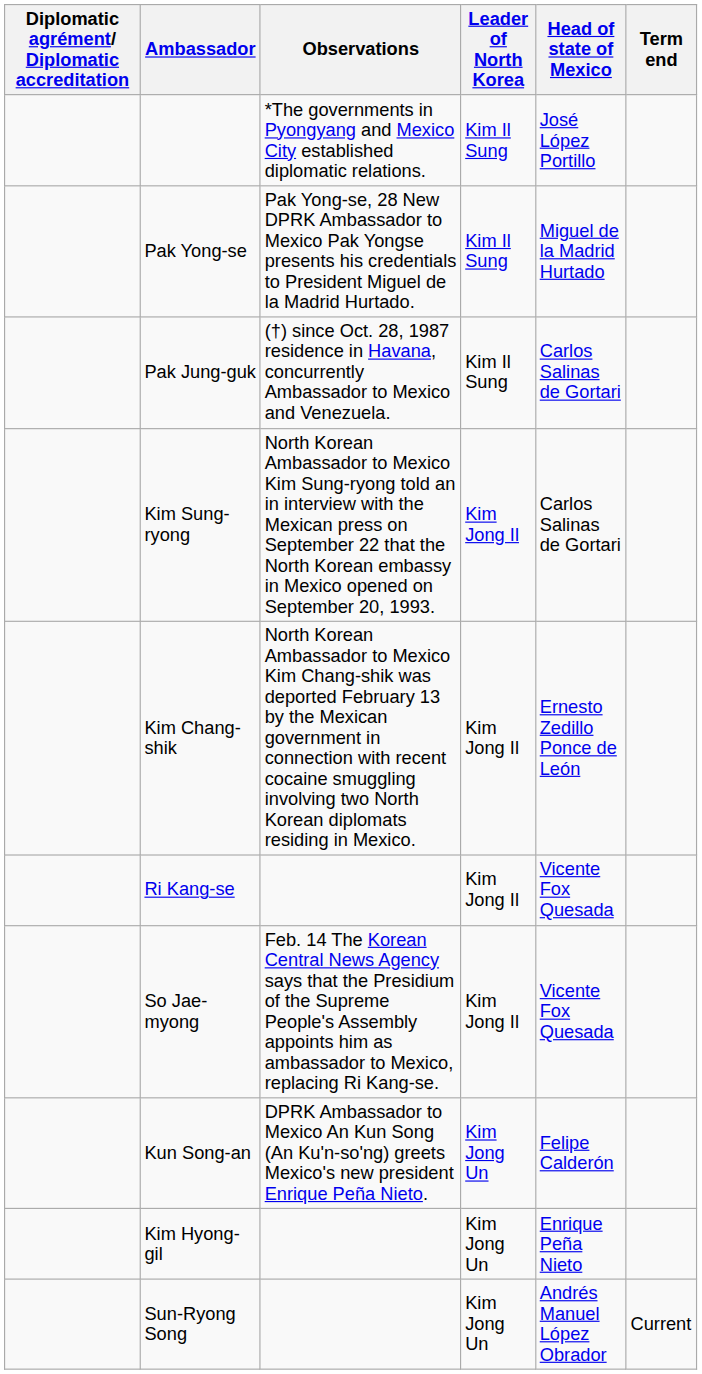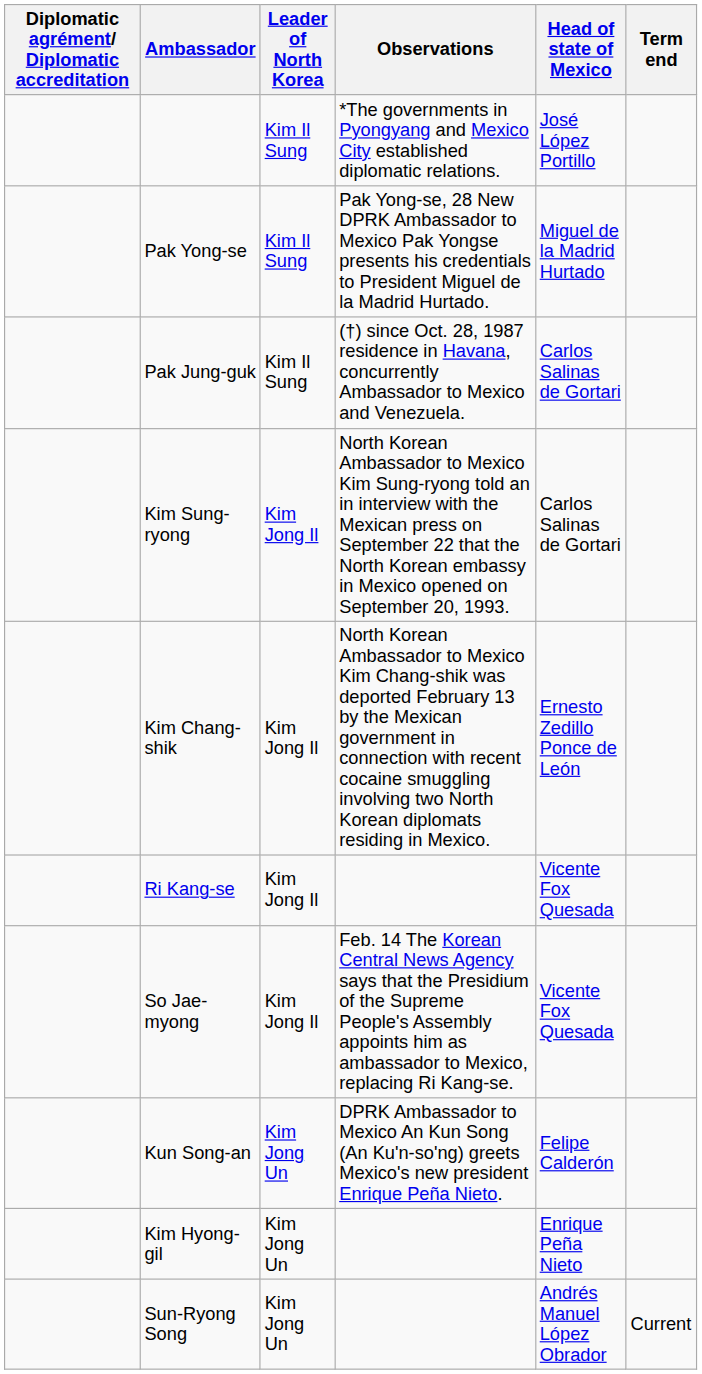columns swapped: (361, 49) <-> (498, 49)
